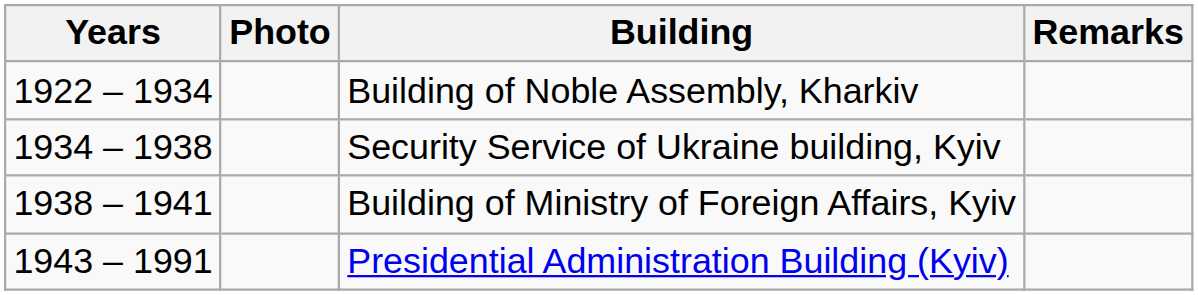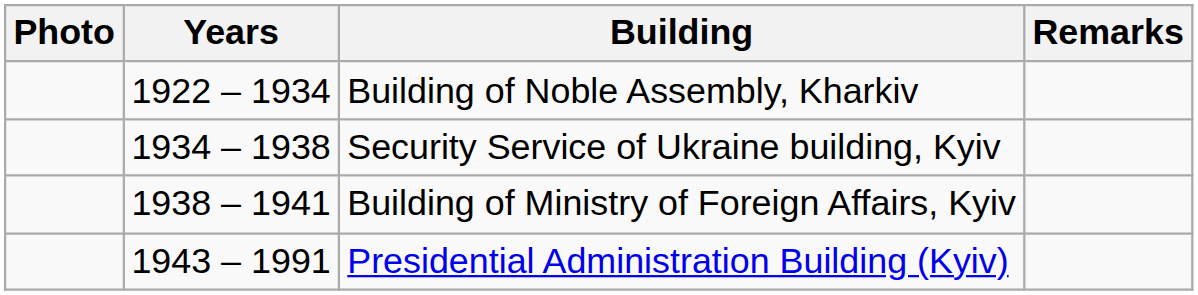columns swapped: (113, 32) <-> (280, 32)
